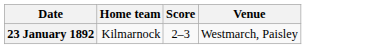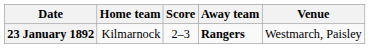+ column: (230, 14)
